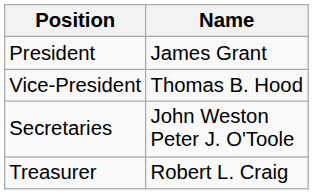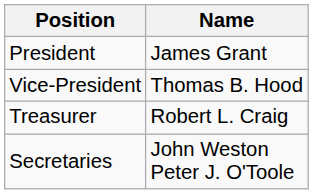rows swapped: (53, 172) <-> (61, 128)
